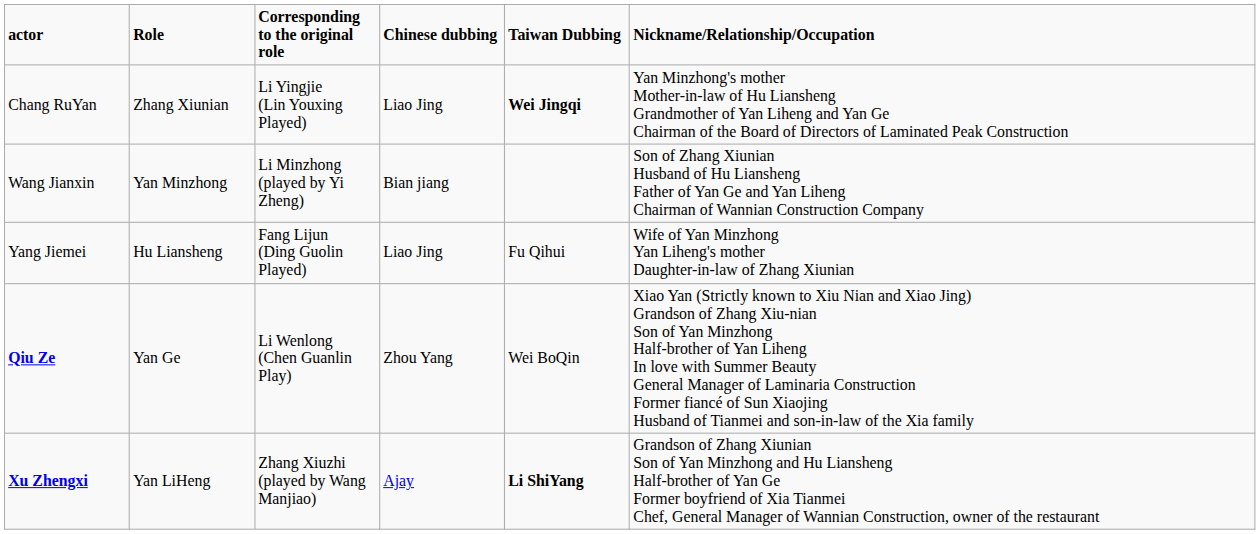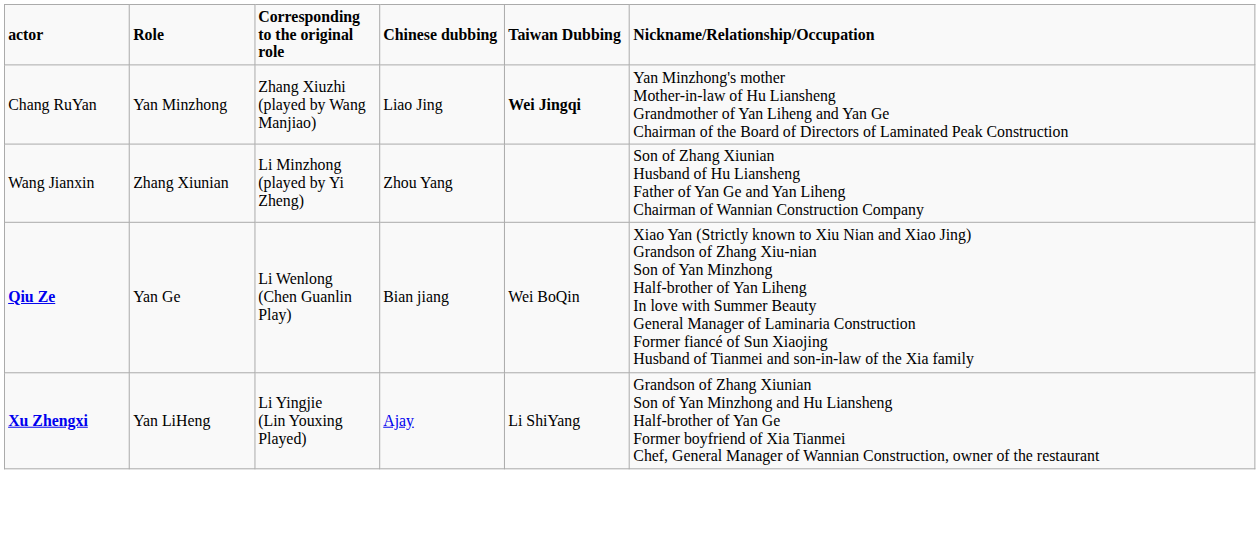(181, 104) Zhang Xiunian -> (180, 104) Yan Minzhong
(300, 104) Li Yingjie (Lin Youxing Played) -> (312, 104) Zhang Xiuzhi (played by Wang Manjiao)
(180, 183) Yan Minzhong -> (181, 183) Zhang Xiunian
(416, 183) Bian jiang -> (418, 183) Zhou Yang
- row: (47, 252)
(418, 358) Zhou Yang -> (416, 297) Bian jiang
(312, 481) Zhang Xiuzhi (played by Wang Manjiao) -> (300, 420) Li Yingjie (Lin Youxing Played)
(546, 481) bold -> (544, 420) normal
